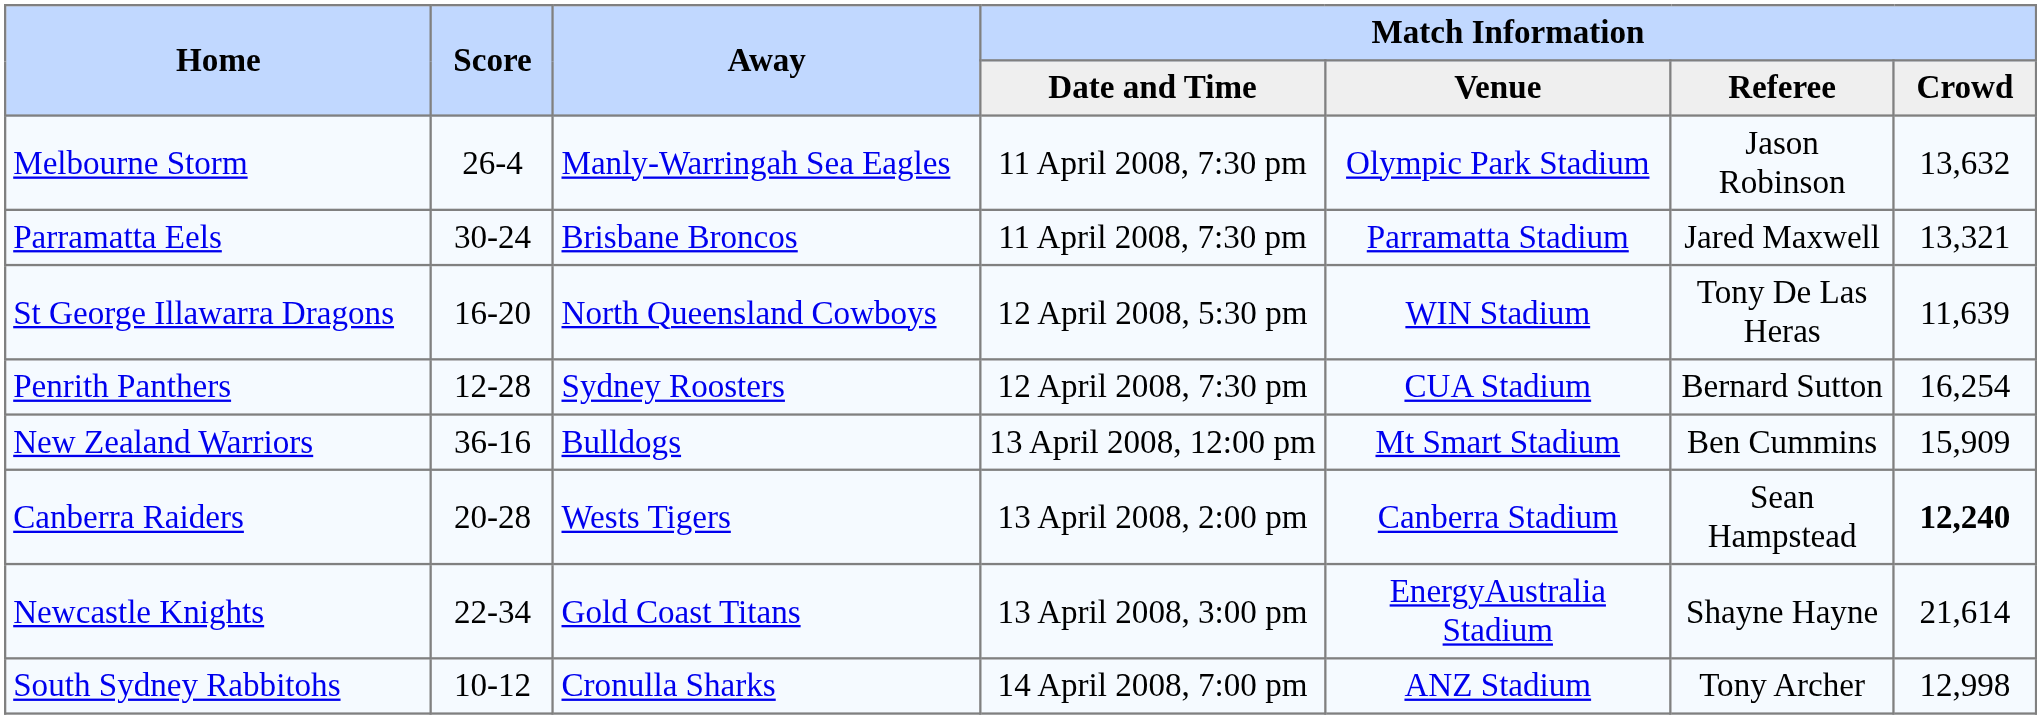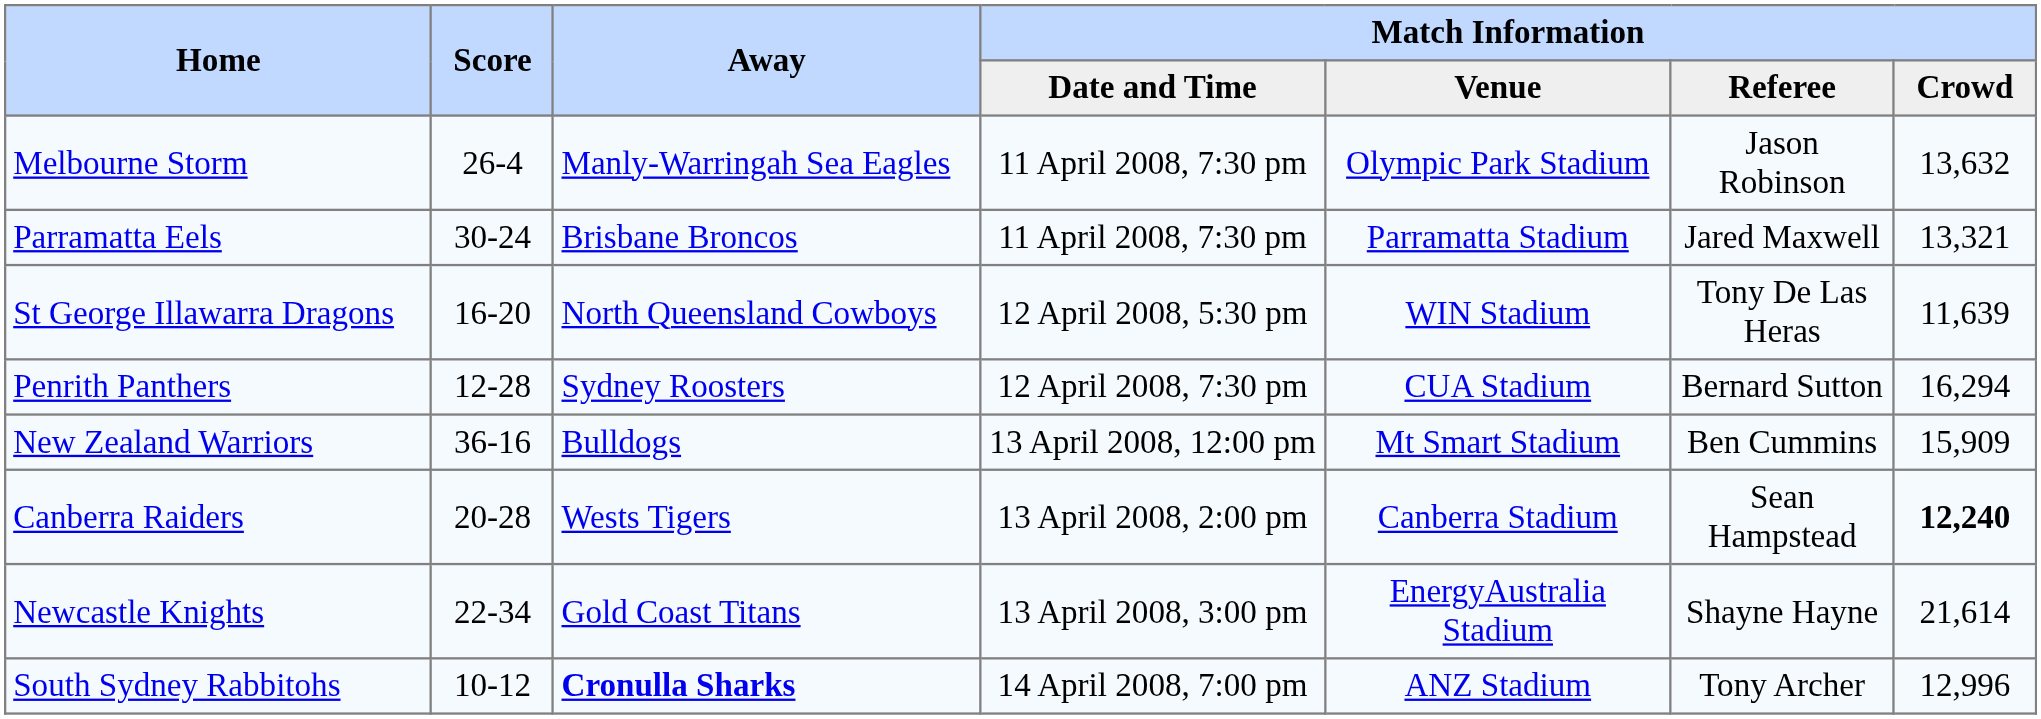(1965, 386) 16,254 -> (1965, 386) 16,294
(669, 685) normal -> (678, 685) bold
(1965, 685) 12,998 -> (1965, 685) 12,996
